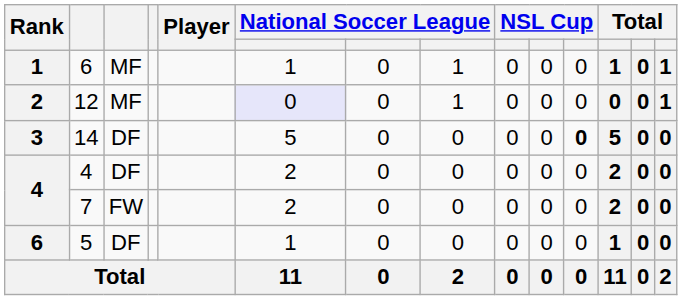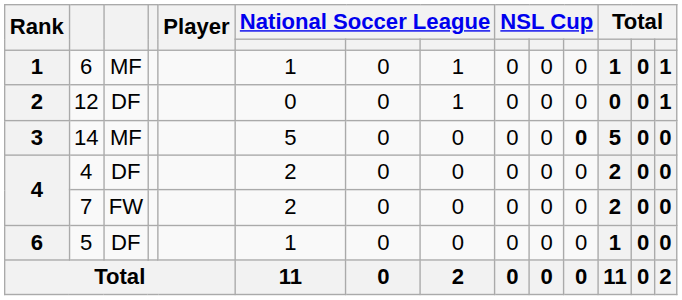(126, 102) MF -> (126, 102) DF
(290, 102) lavender background -> (290, 102) no background
(126, 137) DF -> (126, 137) MF
